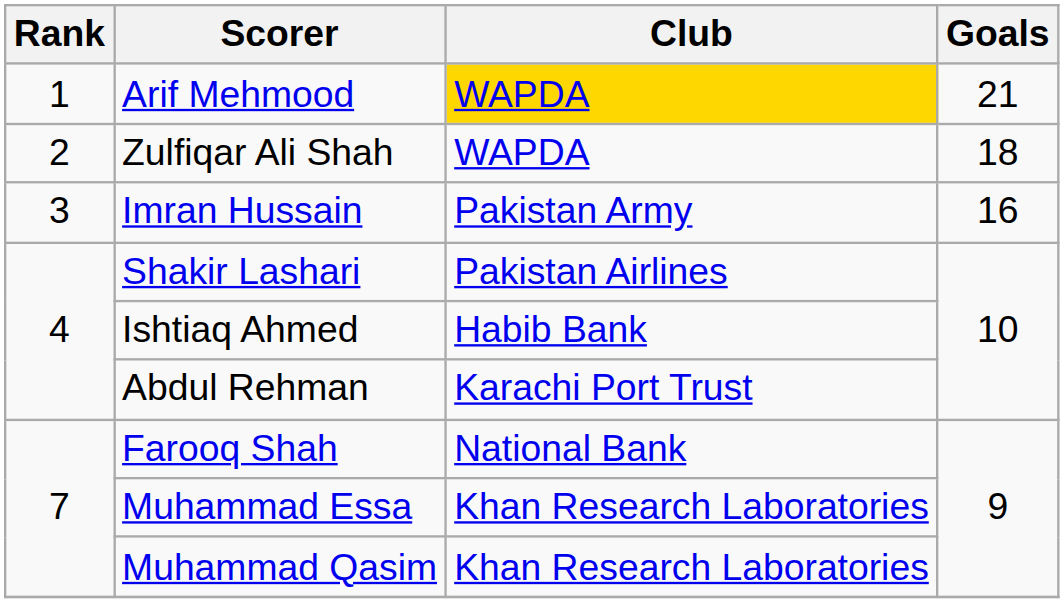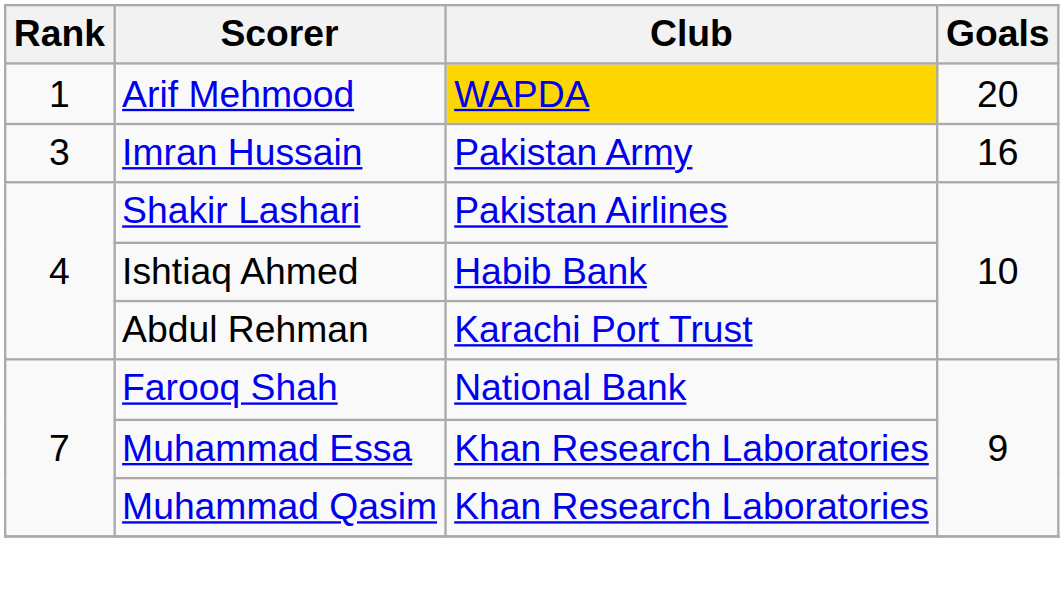(998, 93) 21 -> (998, 93) 20
- row: (258, 152)
